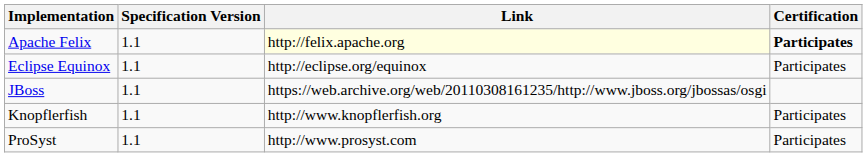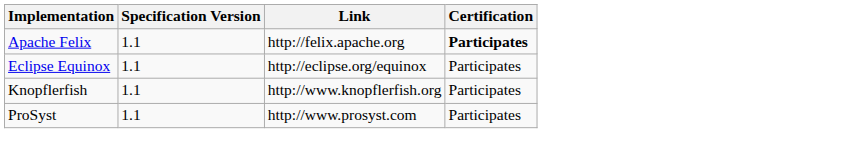(336, 41) lightyellow background -> (336, 41) no background
- row: (26, 90)
